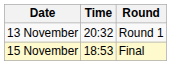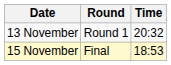columns swapped: (98, 13) <-> (141, 13)
